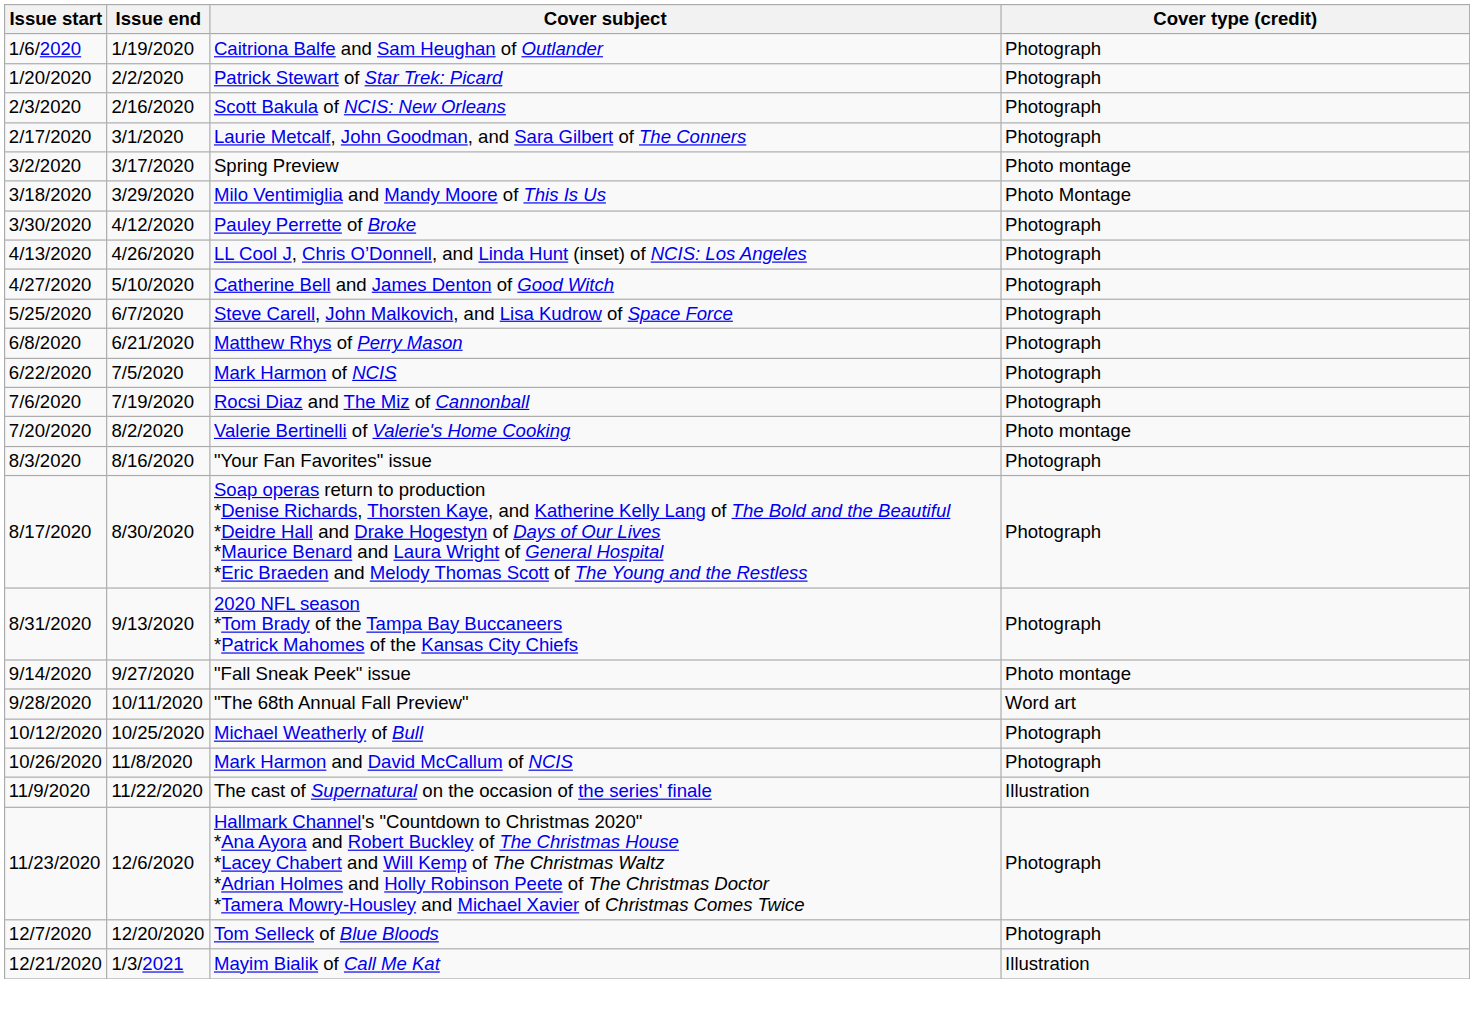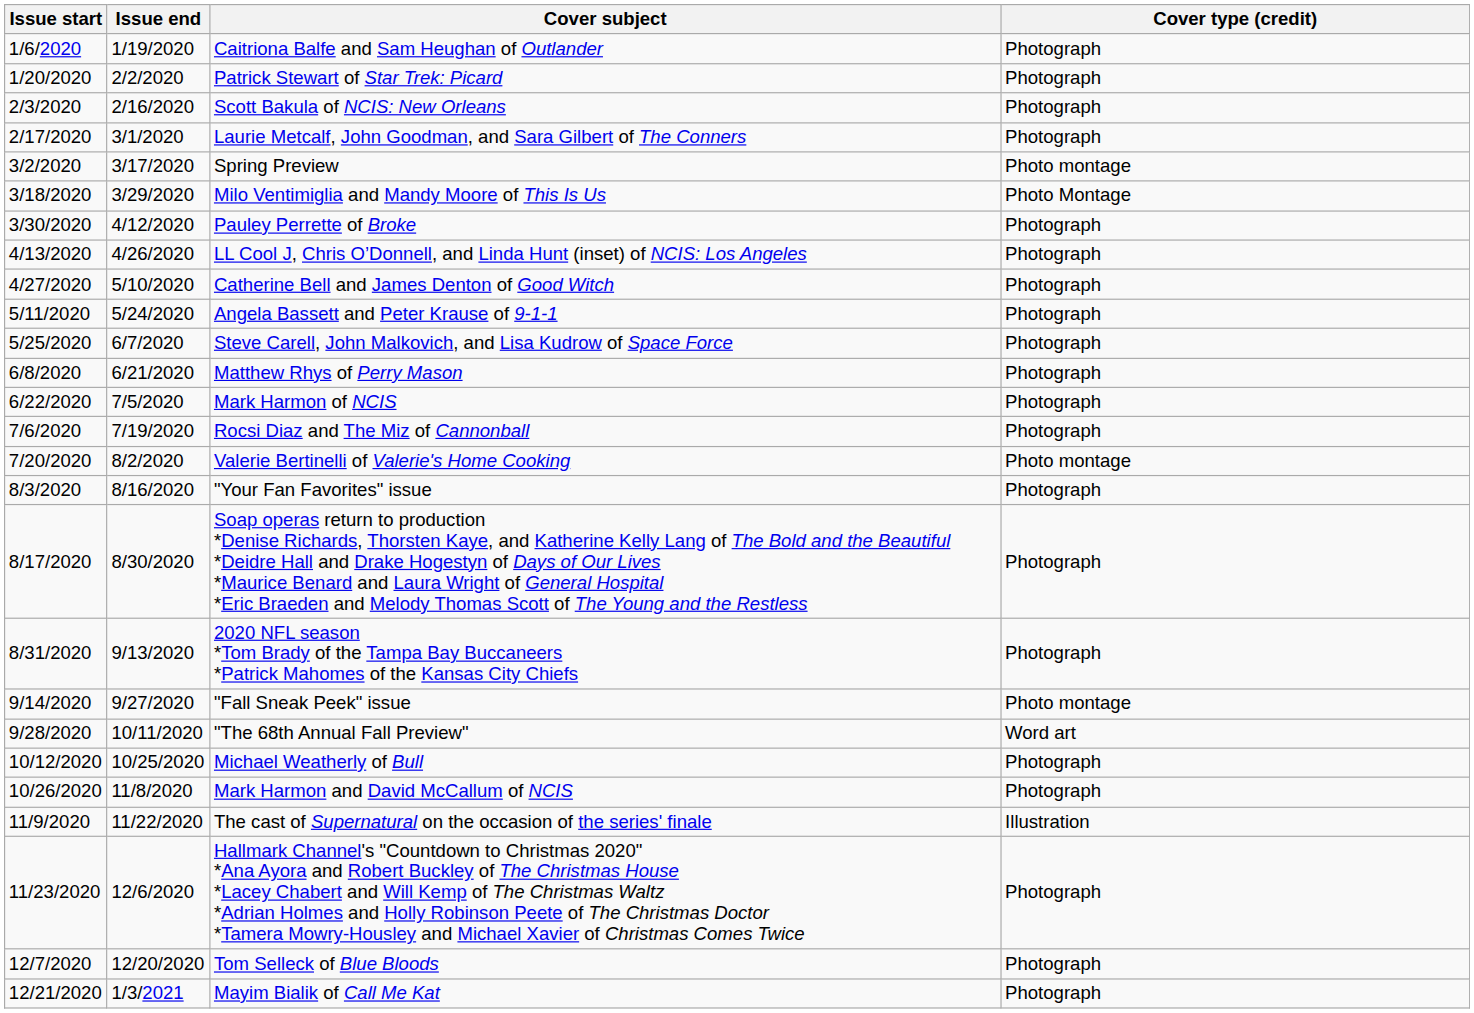+ row: (386, 313)
(1047, 963) Illustration -> (1053, 993) Photograph
